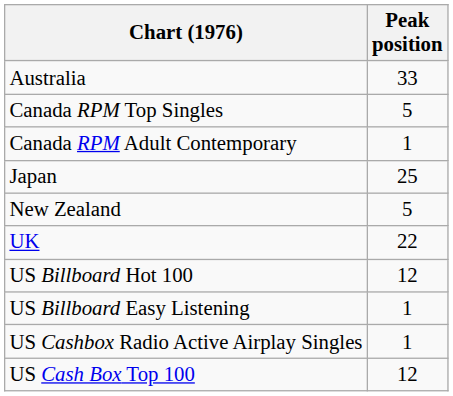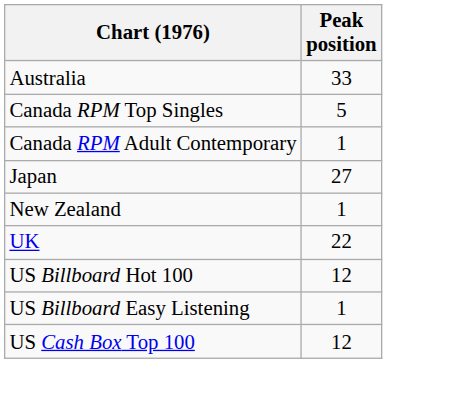(407, 176) 25 -> (341, 176) 27
(407, 209) 5 -> (341, 209) 1
- row: (186, 341)
